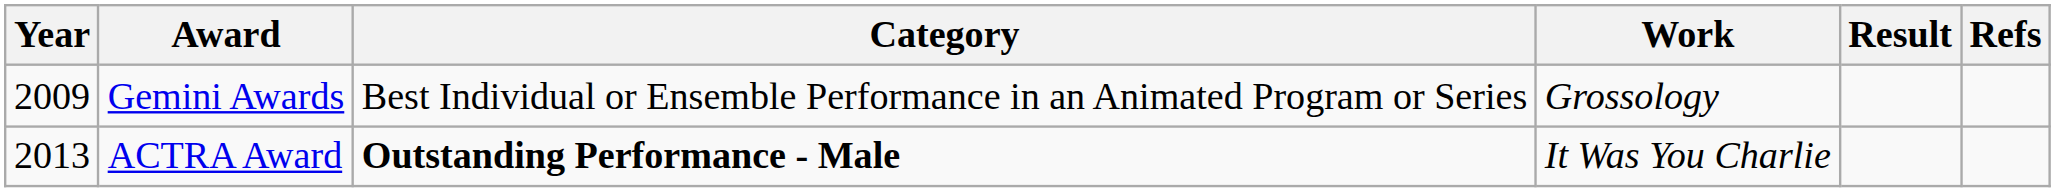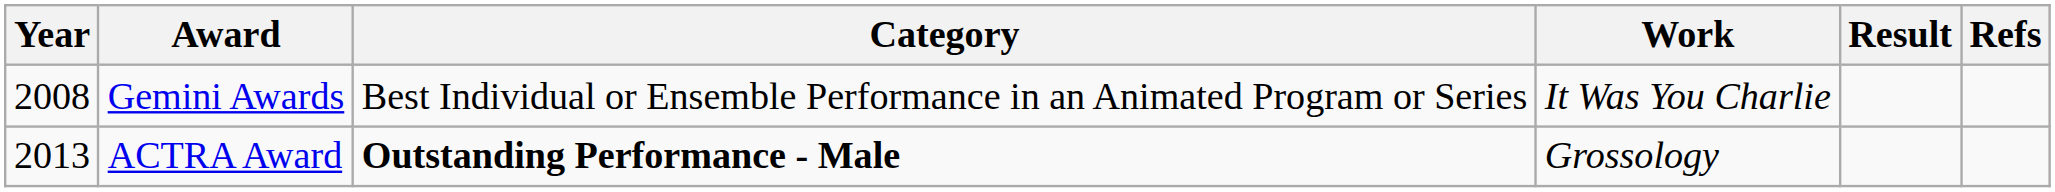(52, 95) 2009 -> (52, 95) 2008
(1632, 95) Grossology -> (1688, 95) It Was You Charlie
(1688, 155) It Was You Charlie -> (1632, 155) Grossology
